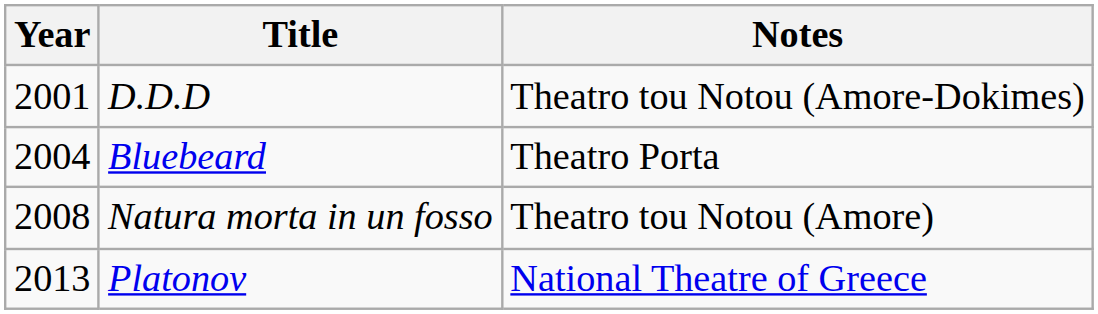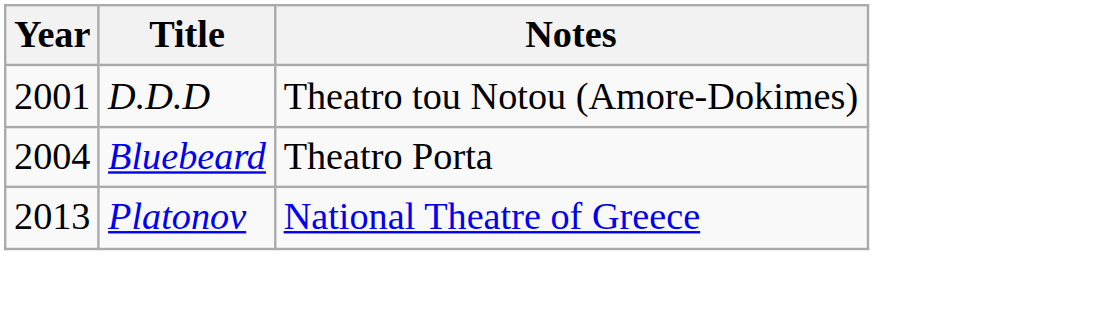- row: (300, 216)
